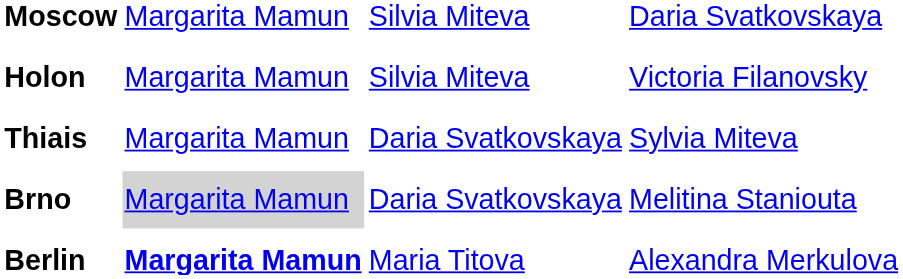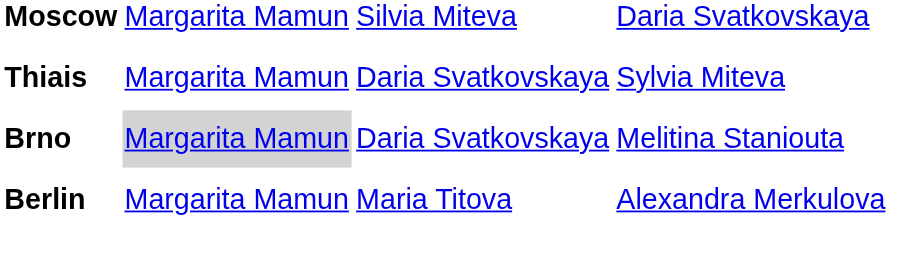- row: (45, 77)
(243, 260) bold -> (237, 199) normal
